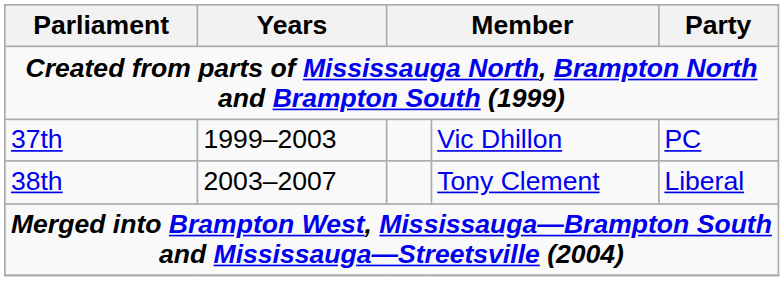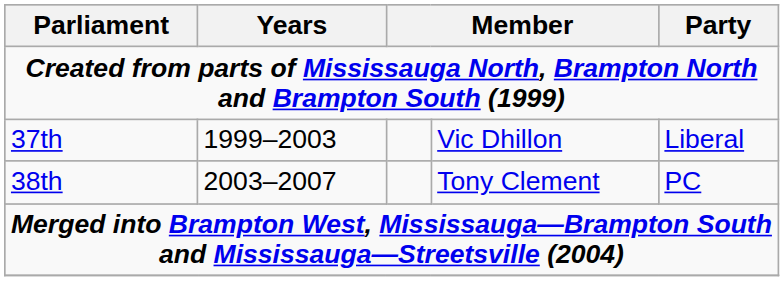(683, 139) PC -> (704, 139) Liberal
(704, 181) Liberal -> (683, 181) PC
